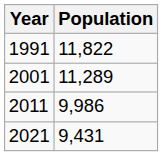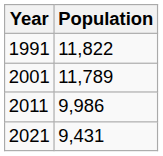(86, 77) 11,289 -> (86, 77) 11,789
